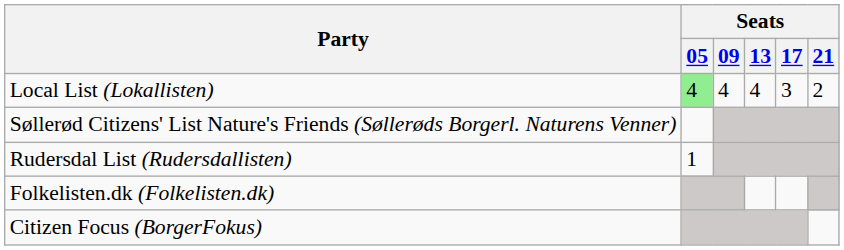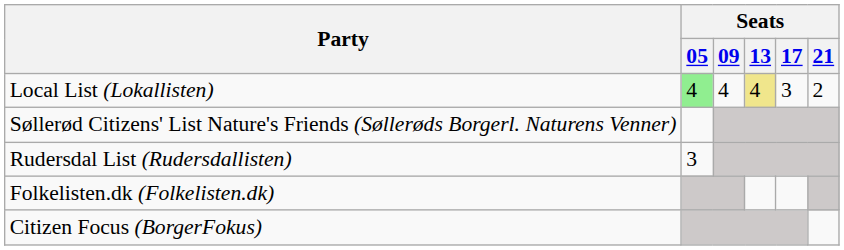(755, 90) no background -> (755, 90) khaki background
(692, 158) 1 -> (692, 158) 3
